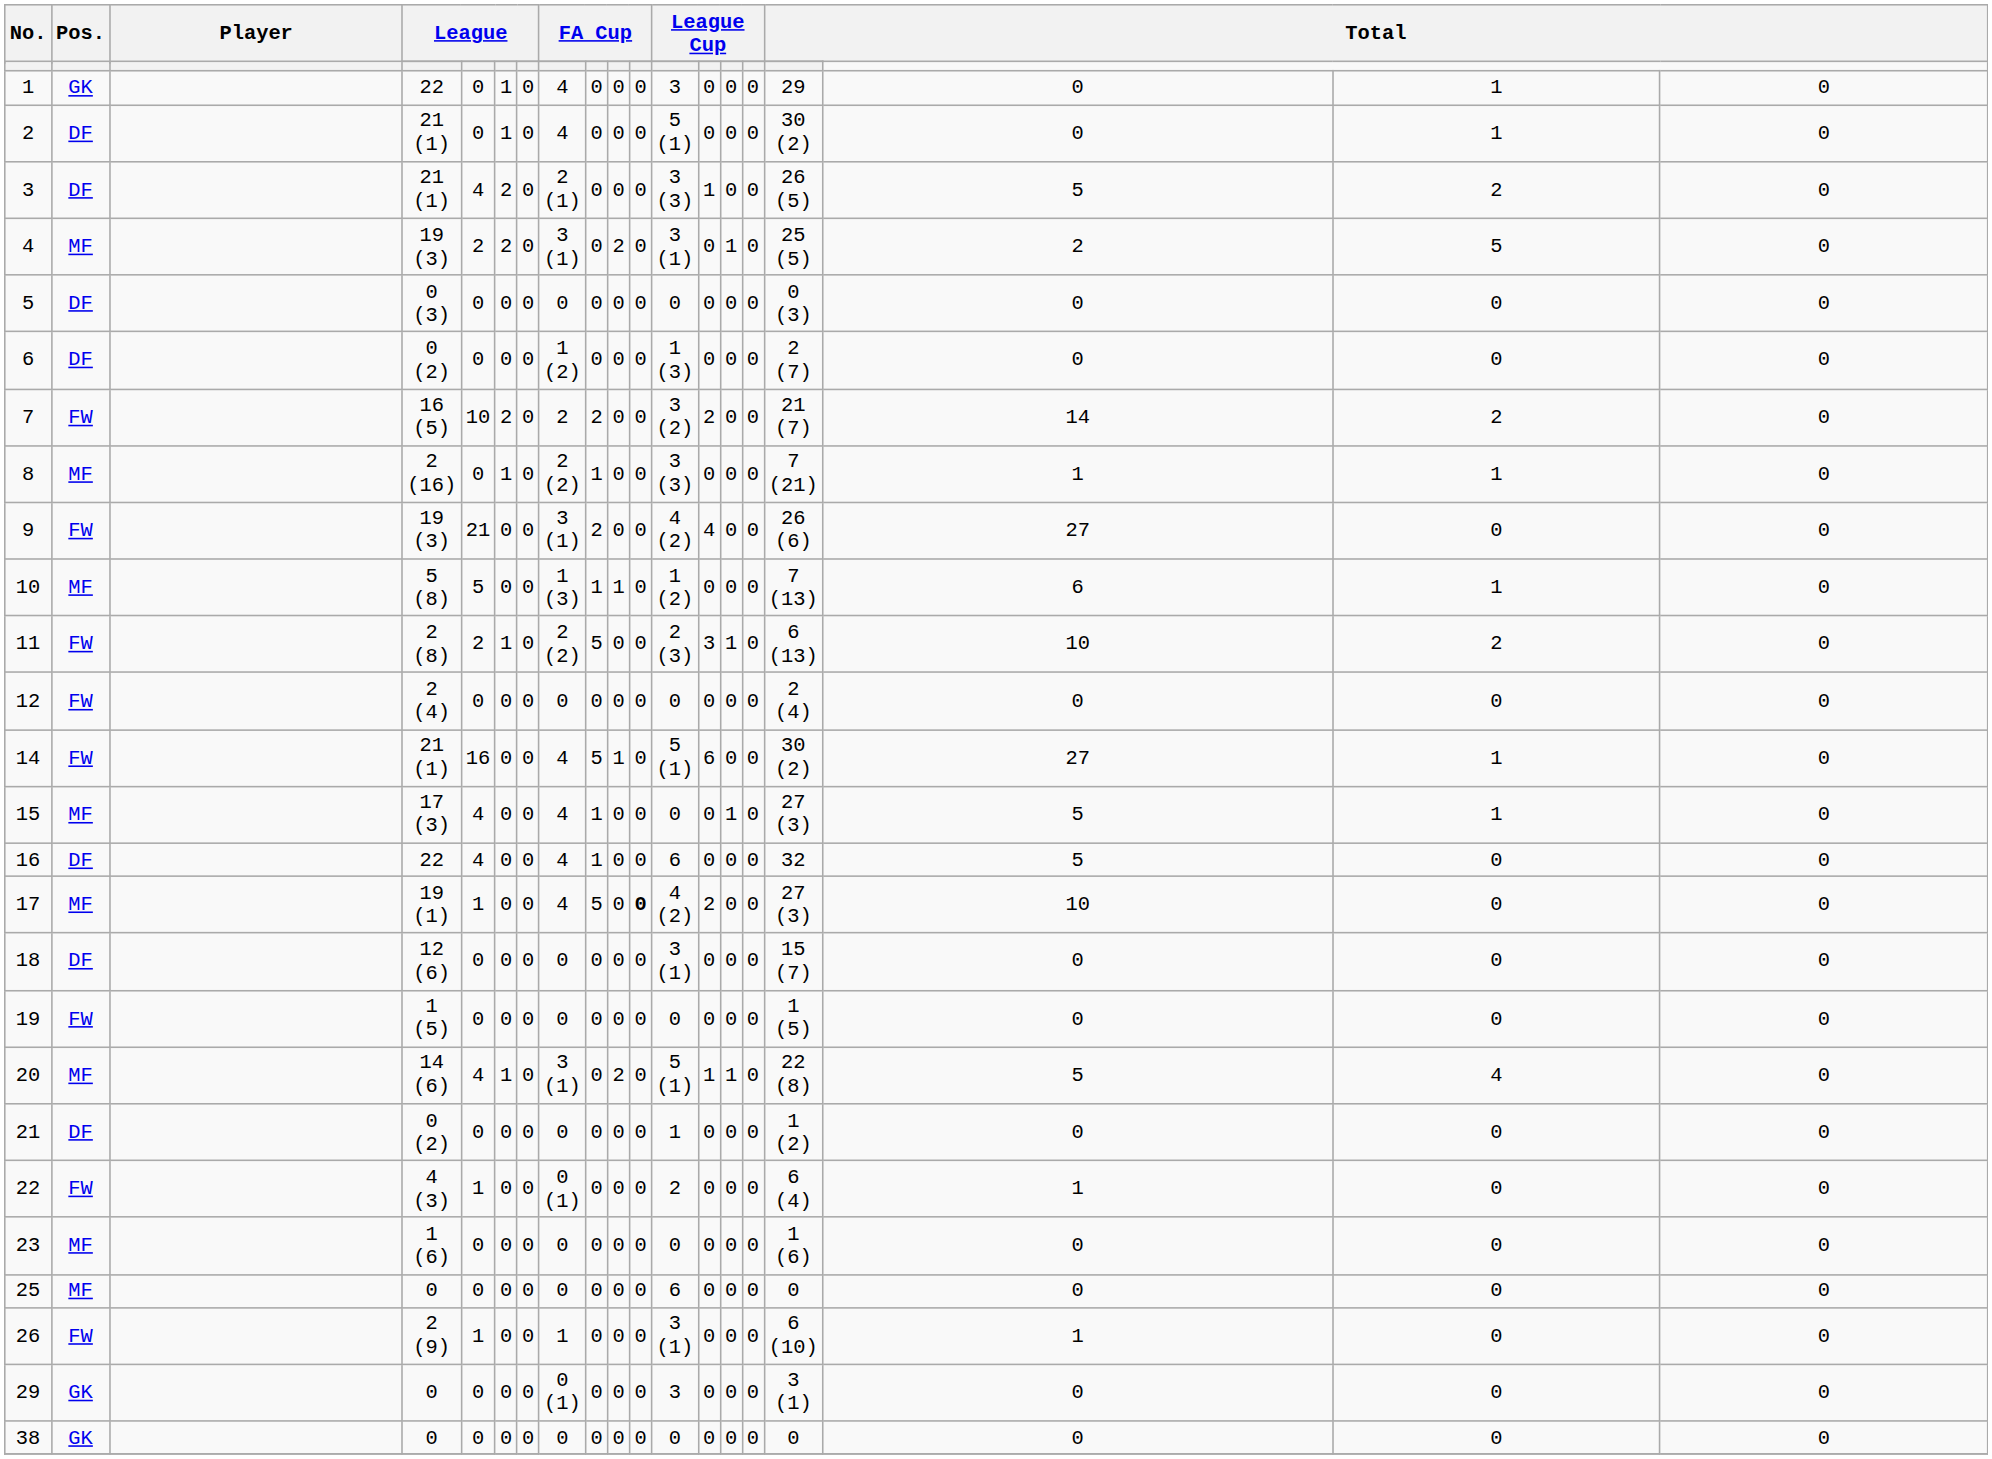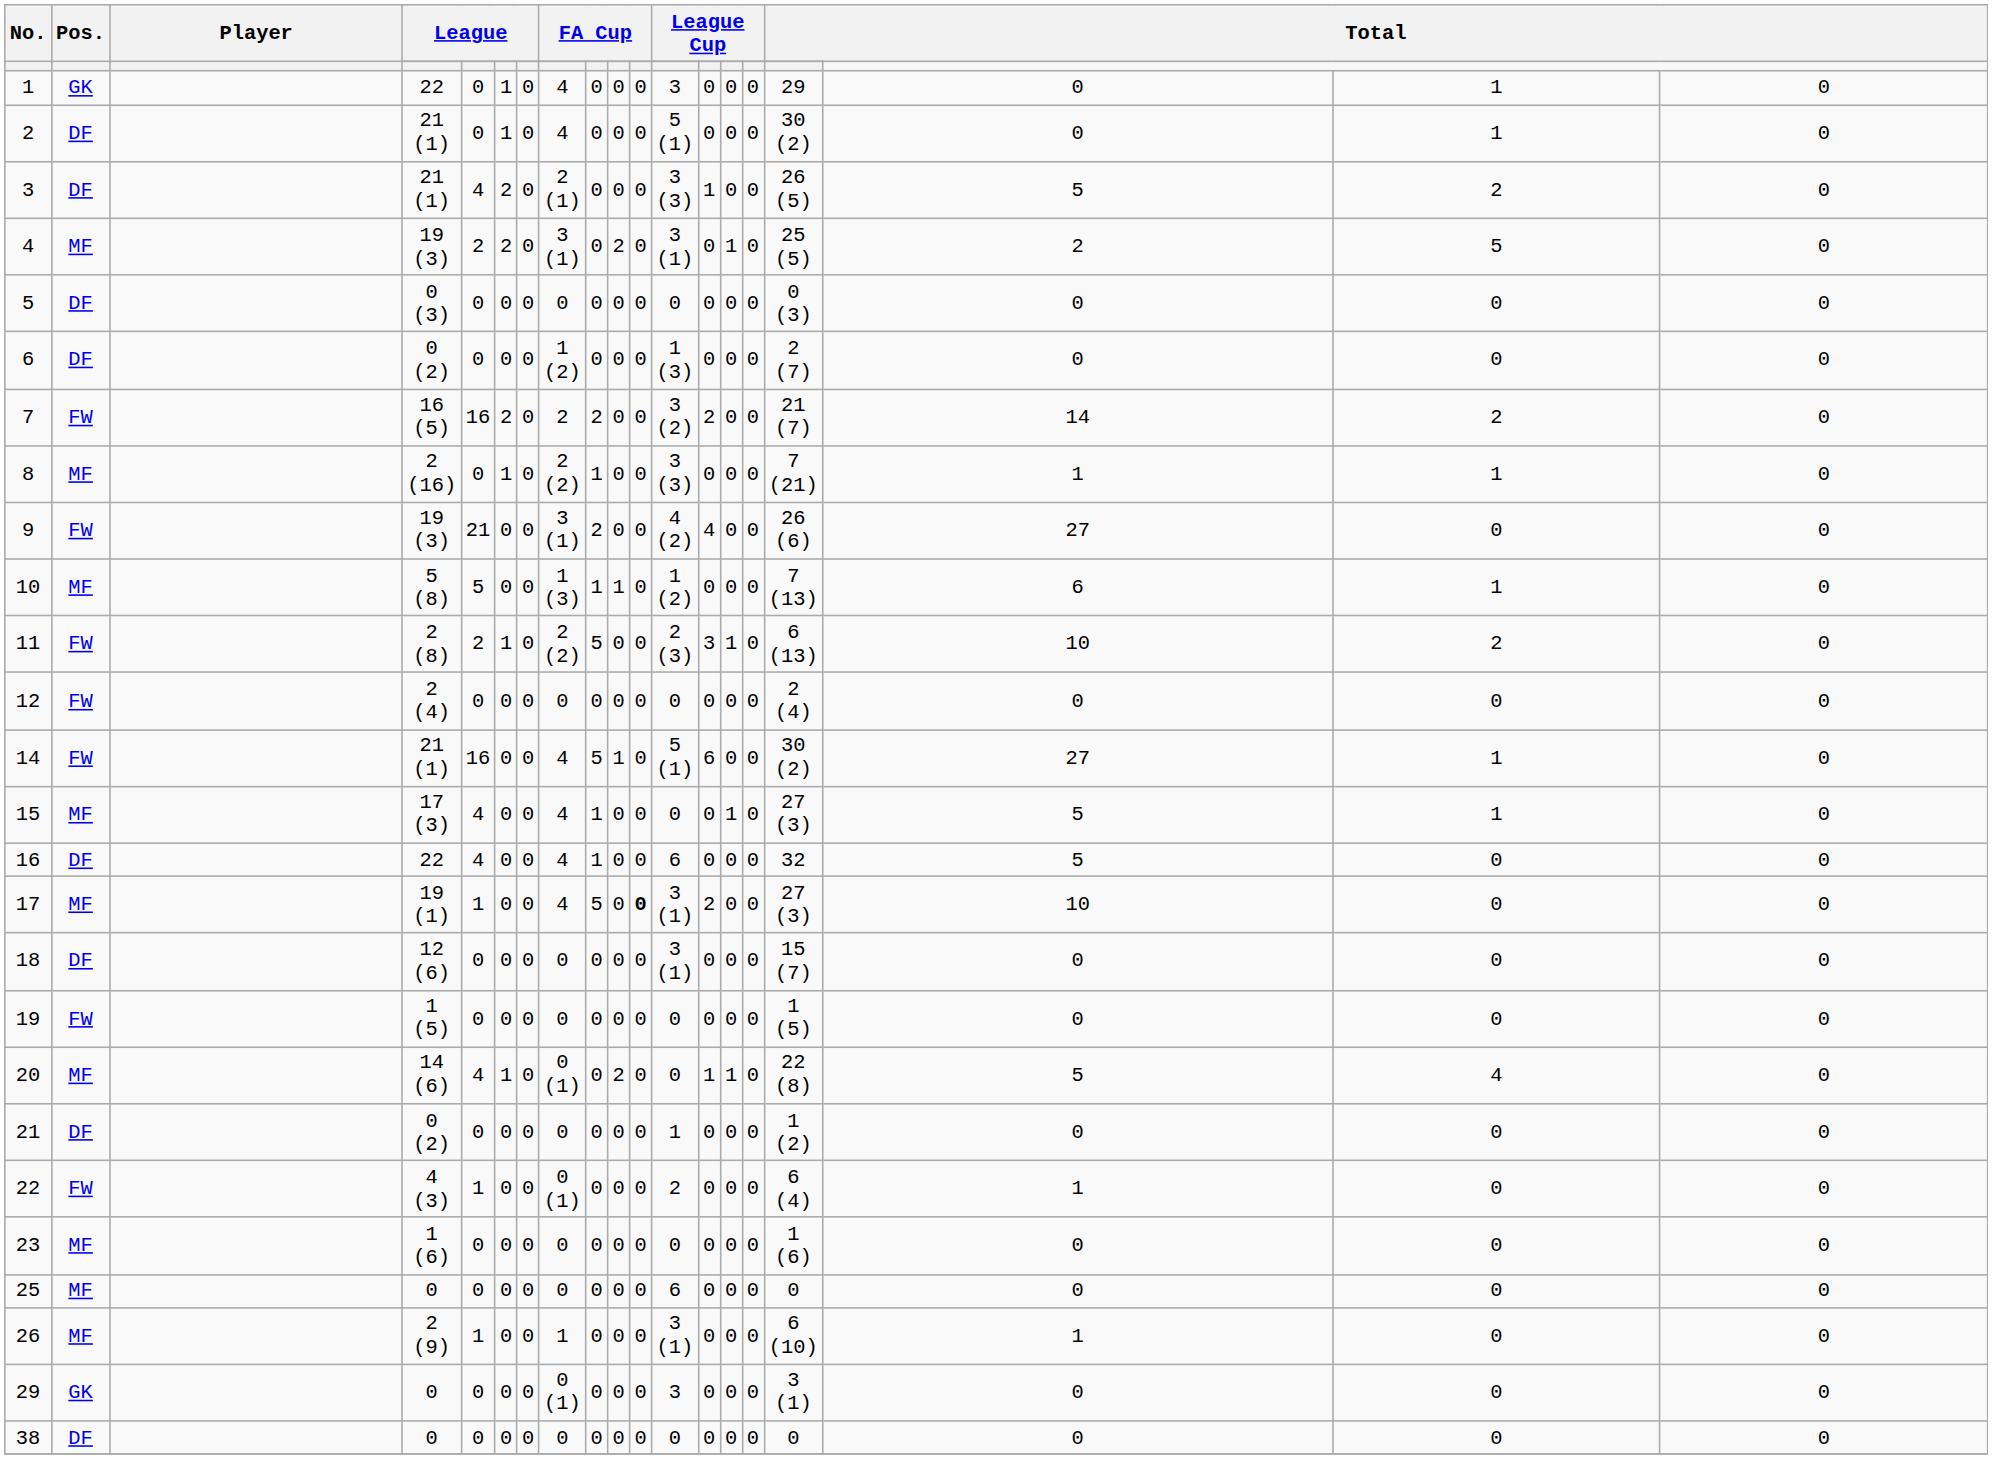(478, 417) 10 -> (478, 417) 16
(675, 905) 4 (2) -> (675, 905) 3 (1)
(562, 1075) 3 (1) -> (562, 1075) 0 (1)
(675, 1075) 5 (1) -> (675, 1075) 0
(81, 1336) FW -> (81, 1336) MF
(81, 1438) GK -> (81, 1438) DF
